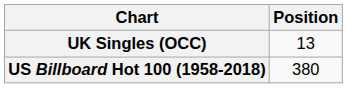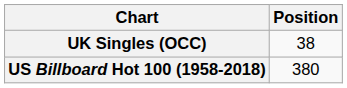(306, 43) 13 -> (306, 43) 38
